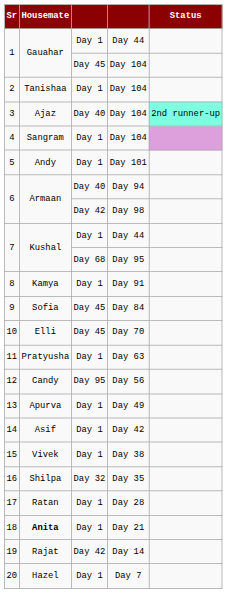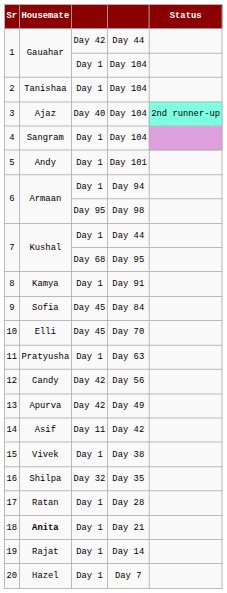(89, 41) Day 1 -> (89, 41) Day 42
(89, 65) Day 45 -> (89, 65) Day 1
(89, 186) Day 40 -> (89, 186) Day 1
(89, 211) Day 42 -> (89, 211) Day 95
(89, 381) Day 95 -> (89, 381) Day 42
(89, 405) Day 1 -> (89, 405) Day 42
(89, 430) Day 1 -> (89, 430) Day 11
(89, 551) Day 42 -> (89, 551) Day 1
